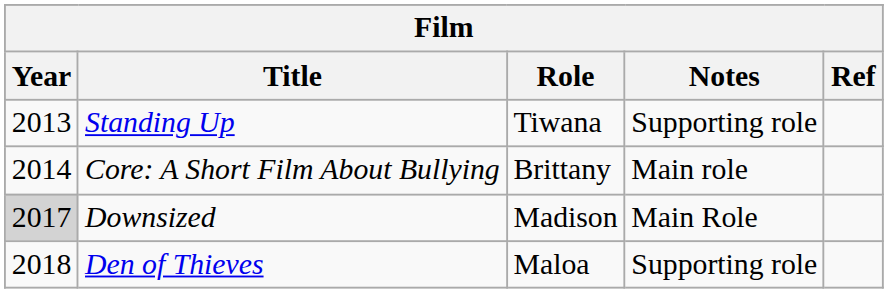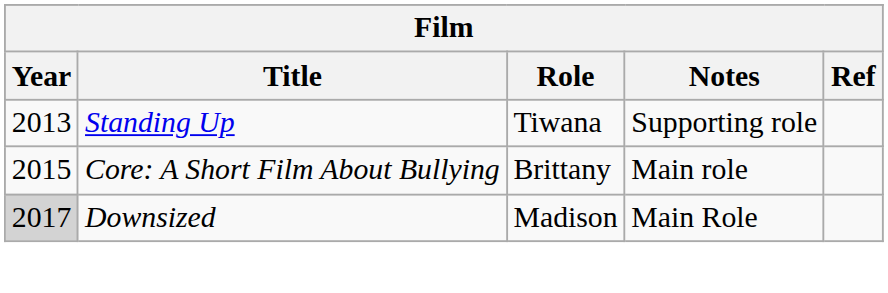(42, 169) 2014 -> (42, 169) 2015
- row: (174, 264)
